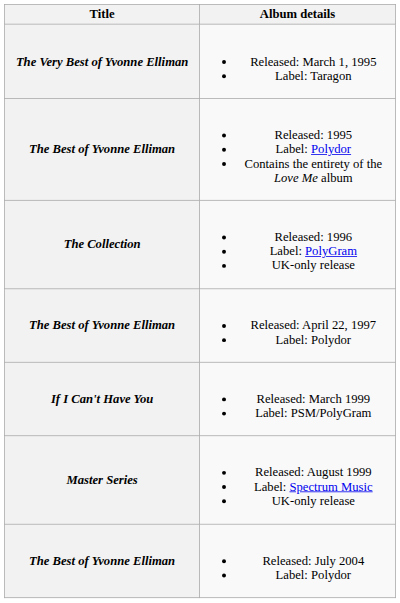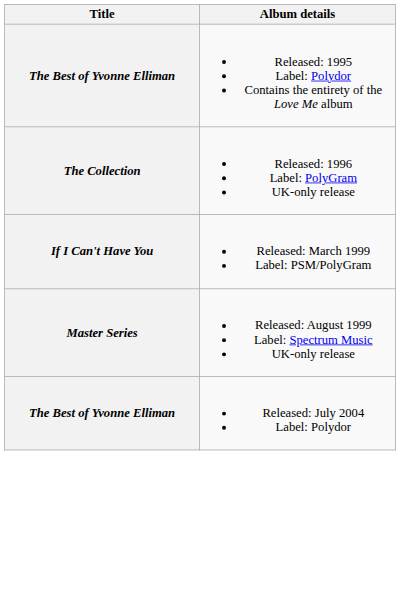- row: (298, 68)
- row: (298, 332)
